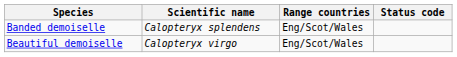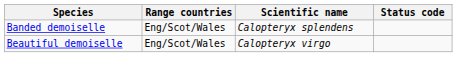columns swapped: (211, 12) <-> (327, 12)
